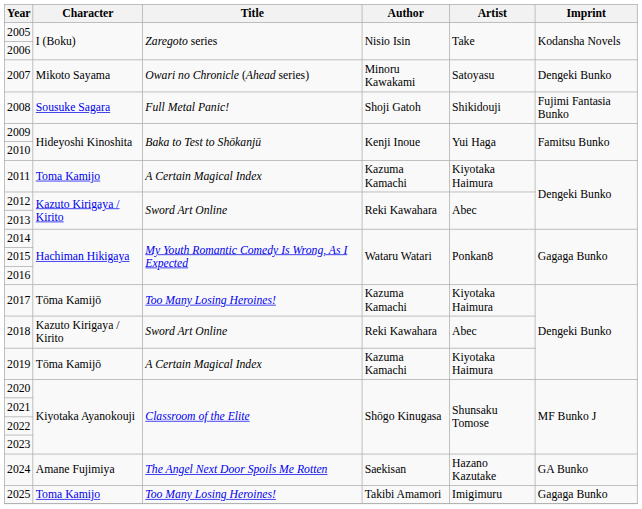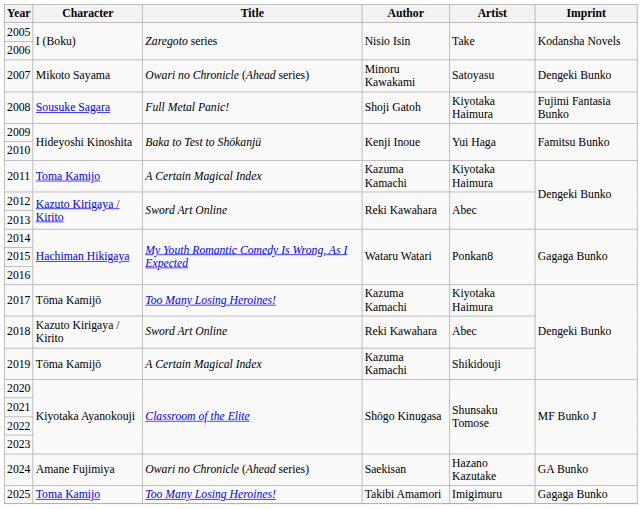(476, 107) Shikidouji -> (474, 107) Kiyotaka Haimura
(474, 363) Kiyotaka Haimura -> (476, 363) Shikidouji
(236, 469) The Angel Next Door Spoils Me Rotten -> (227, 469) Owari no Chronicle (Ahead series)
